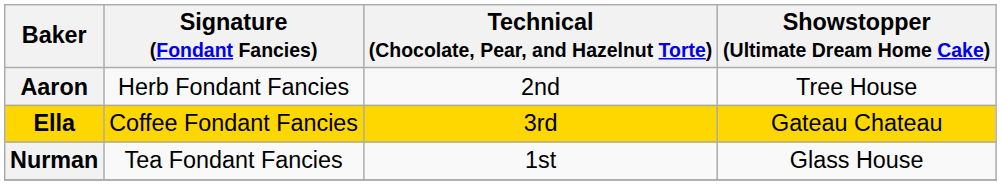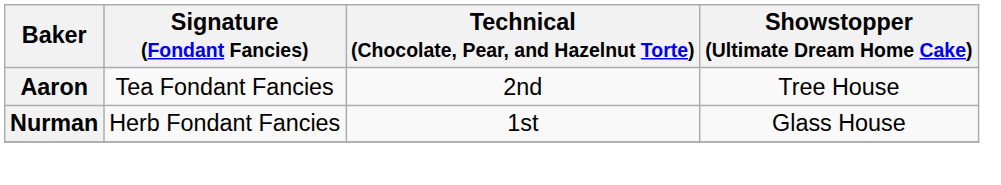(234, 86) Herb Fondant Fancies -> (225, 86) Tea Fondant Fancies
- row: (54, 123)
(234, 160) Tea Fondant Fancies -> (225, 123) Herb Fondant Fancies
